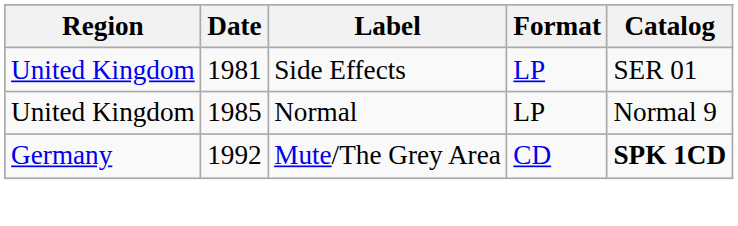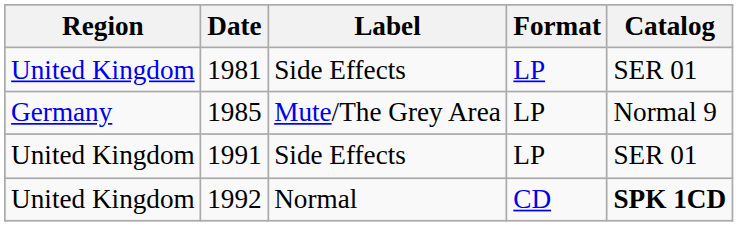(103, 112) United Kingdom -> (62, 112) Germany
(316, 112) Normal -> (387, 112) Mute/The Grey Area
+ row: (234, 155)
(62, 155) Germany -> (103, 198) United Kingdom
(387, 155) Mute/The Grey Area -> (316, 198) Normal
